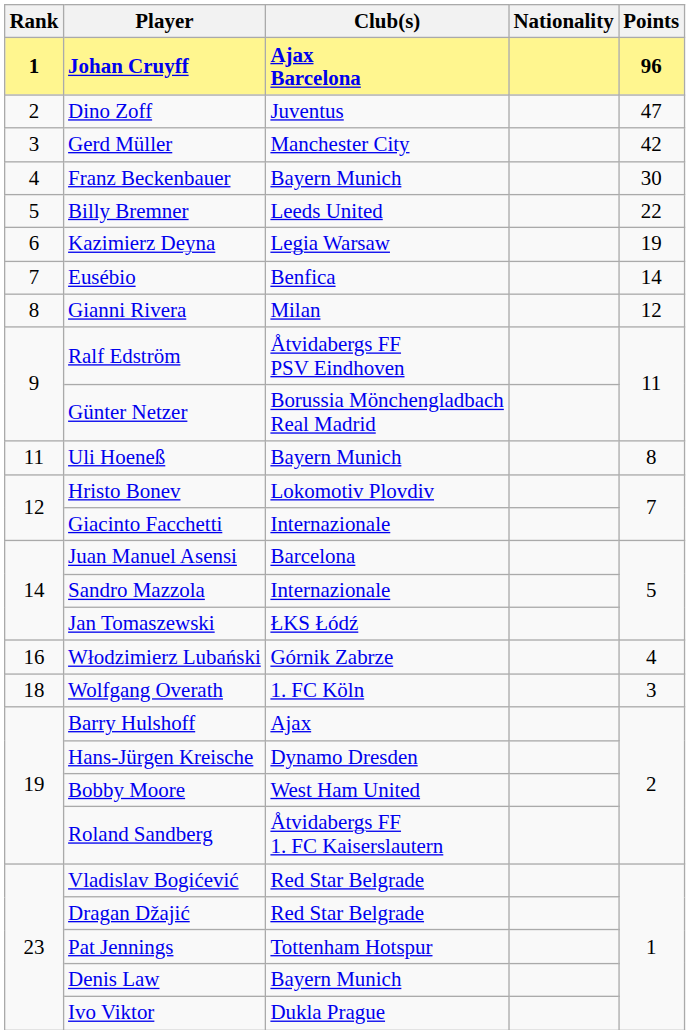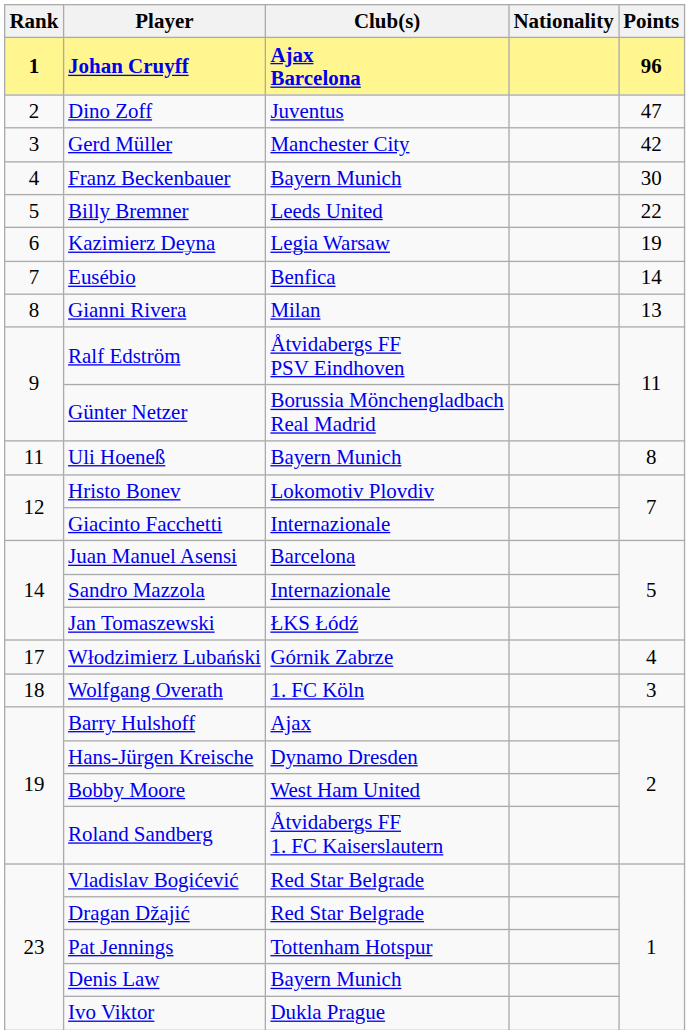(651, 310) 12 -> (651, 310) 13
(34, 656) 16 -> (34, 656) 17
